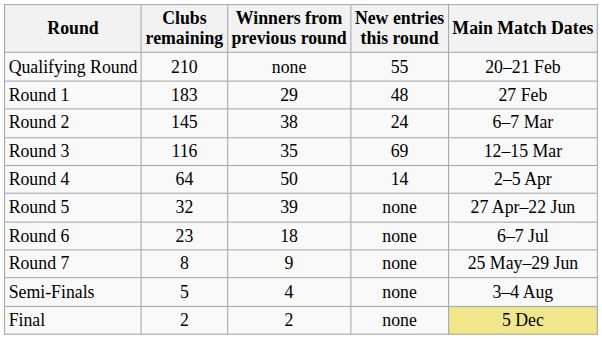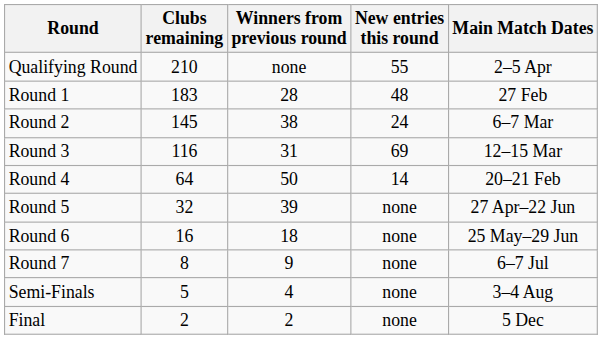(523, 66) 20–21 Feb -> (523, 66) 2–5 Apr
(289, 94) 29 -> (289, 94) 28
(289, 151) 35 -> (289, 151) 31
(523, 179) 2–5 Apr -> (523, 179) 20–21 Feb
(184, 235) 23 -> (184, 235) 16
(523, 235) 6–7 Jul -> (523, 235) 25 May–29 Jun
(523, 263) 25 May–29 Jun -> (523, 263) 6–7 Jul
(523, 320) khaki background -> (523, 320) no background
